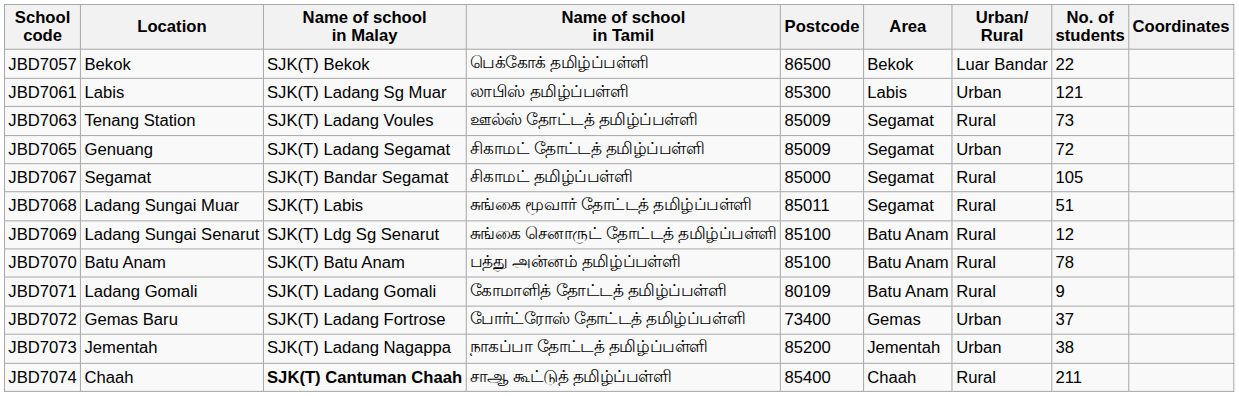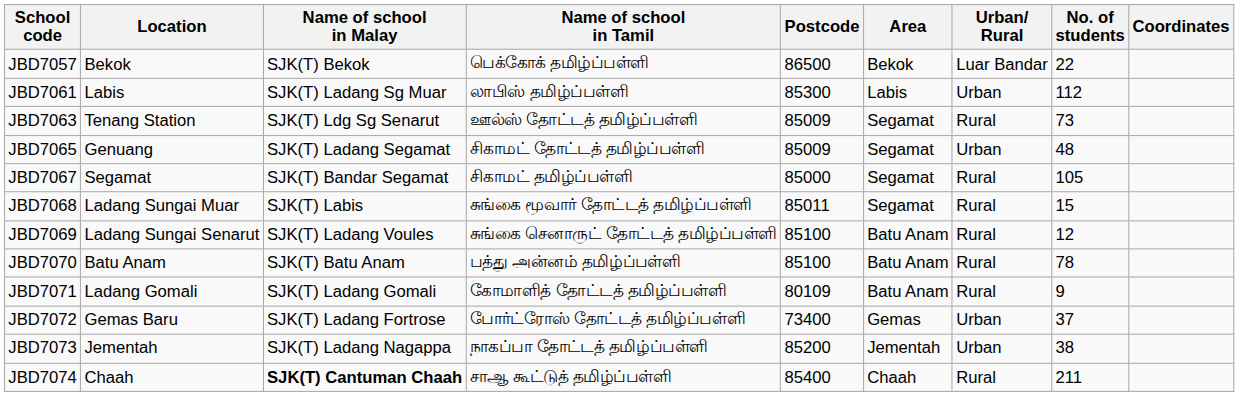(1069, 92) 121 -> (1069, 92) 112
(350, 120) SJK(T) Ladang Voules -> (353, 120) SJK(T) Ldg Sg Senarut
(1065, 149) 72 -> (1065, 149) 48
(1065, 206) 51 -> (1065, 206) 15
(353, 234) SJK(T) Ldg Sg Senarut -> (350, 234) SJK(T) Ladang Voules
